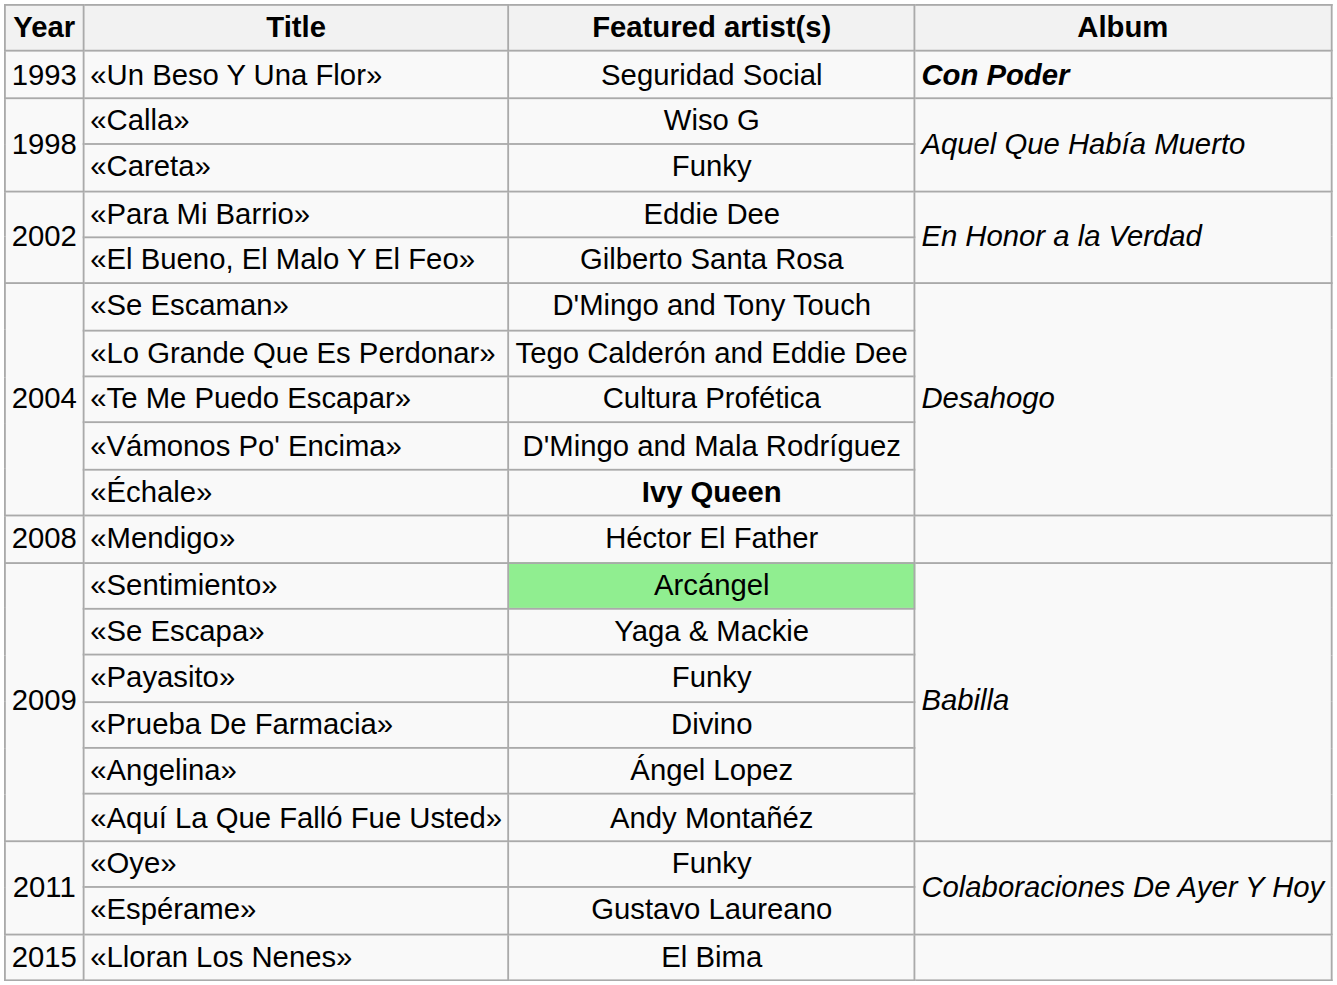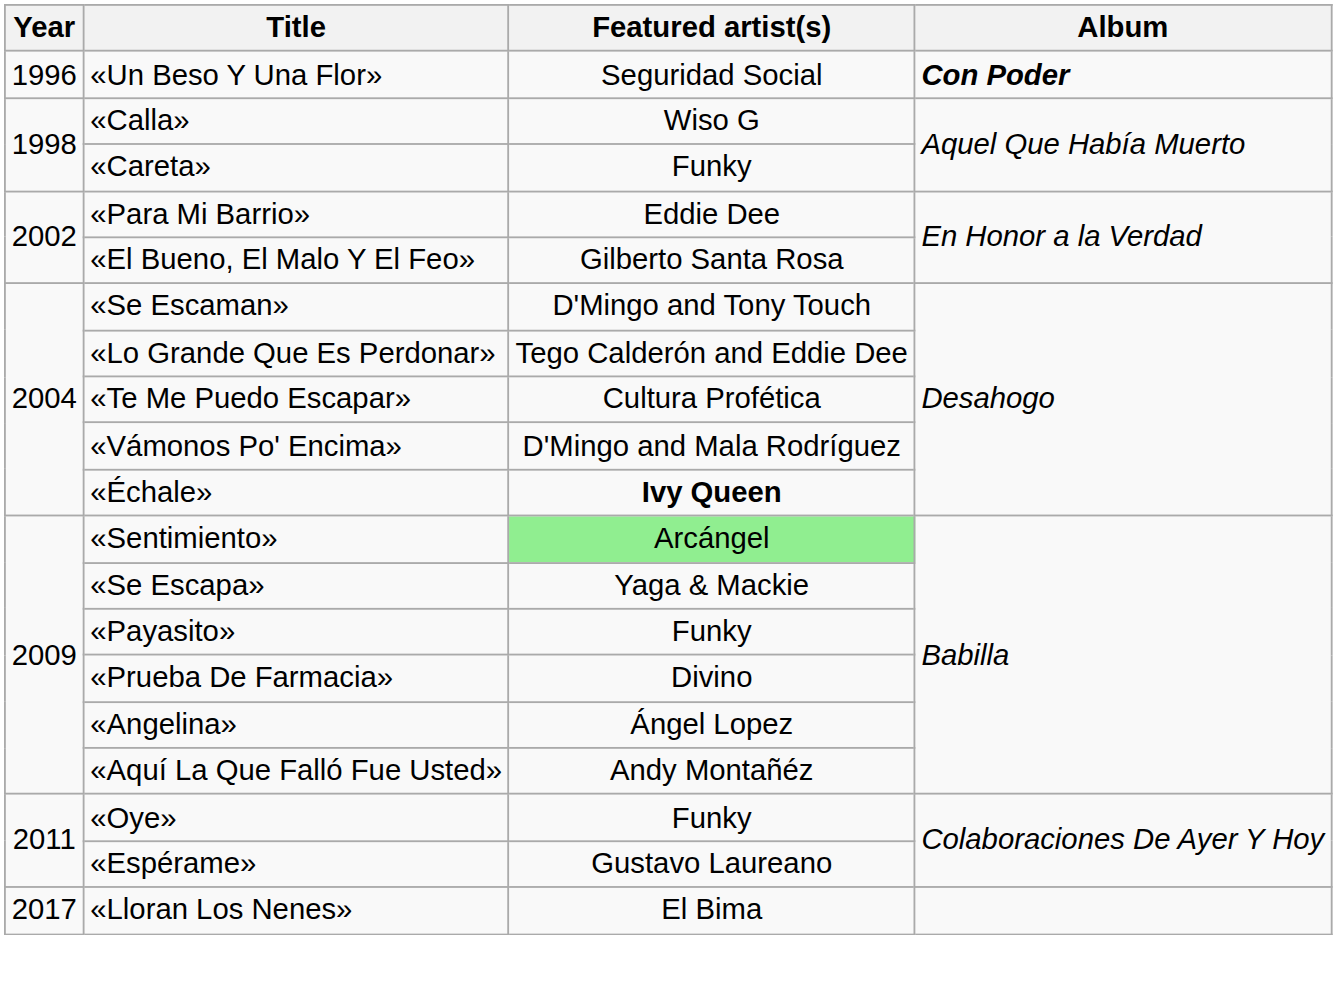(44, 74) 1993 -> (44, 74) 1996
- row: (163, 538)
(44, 956) 2015 -> (44, 910) 2017
